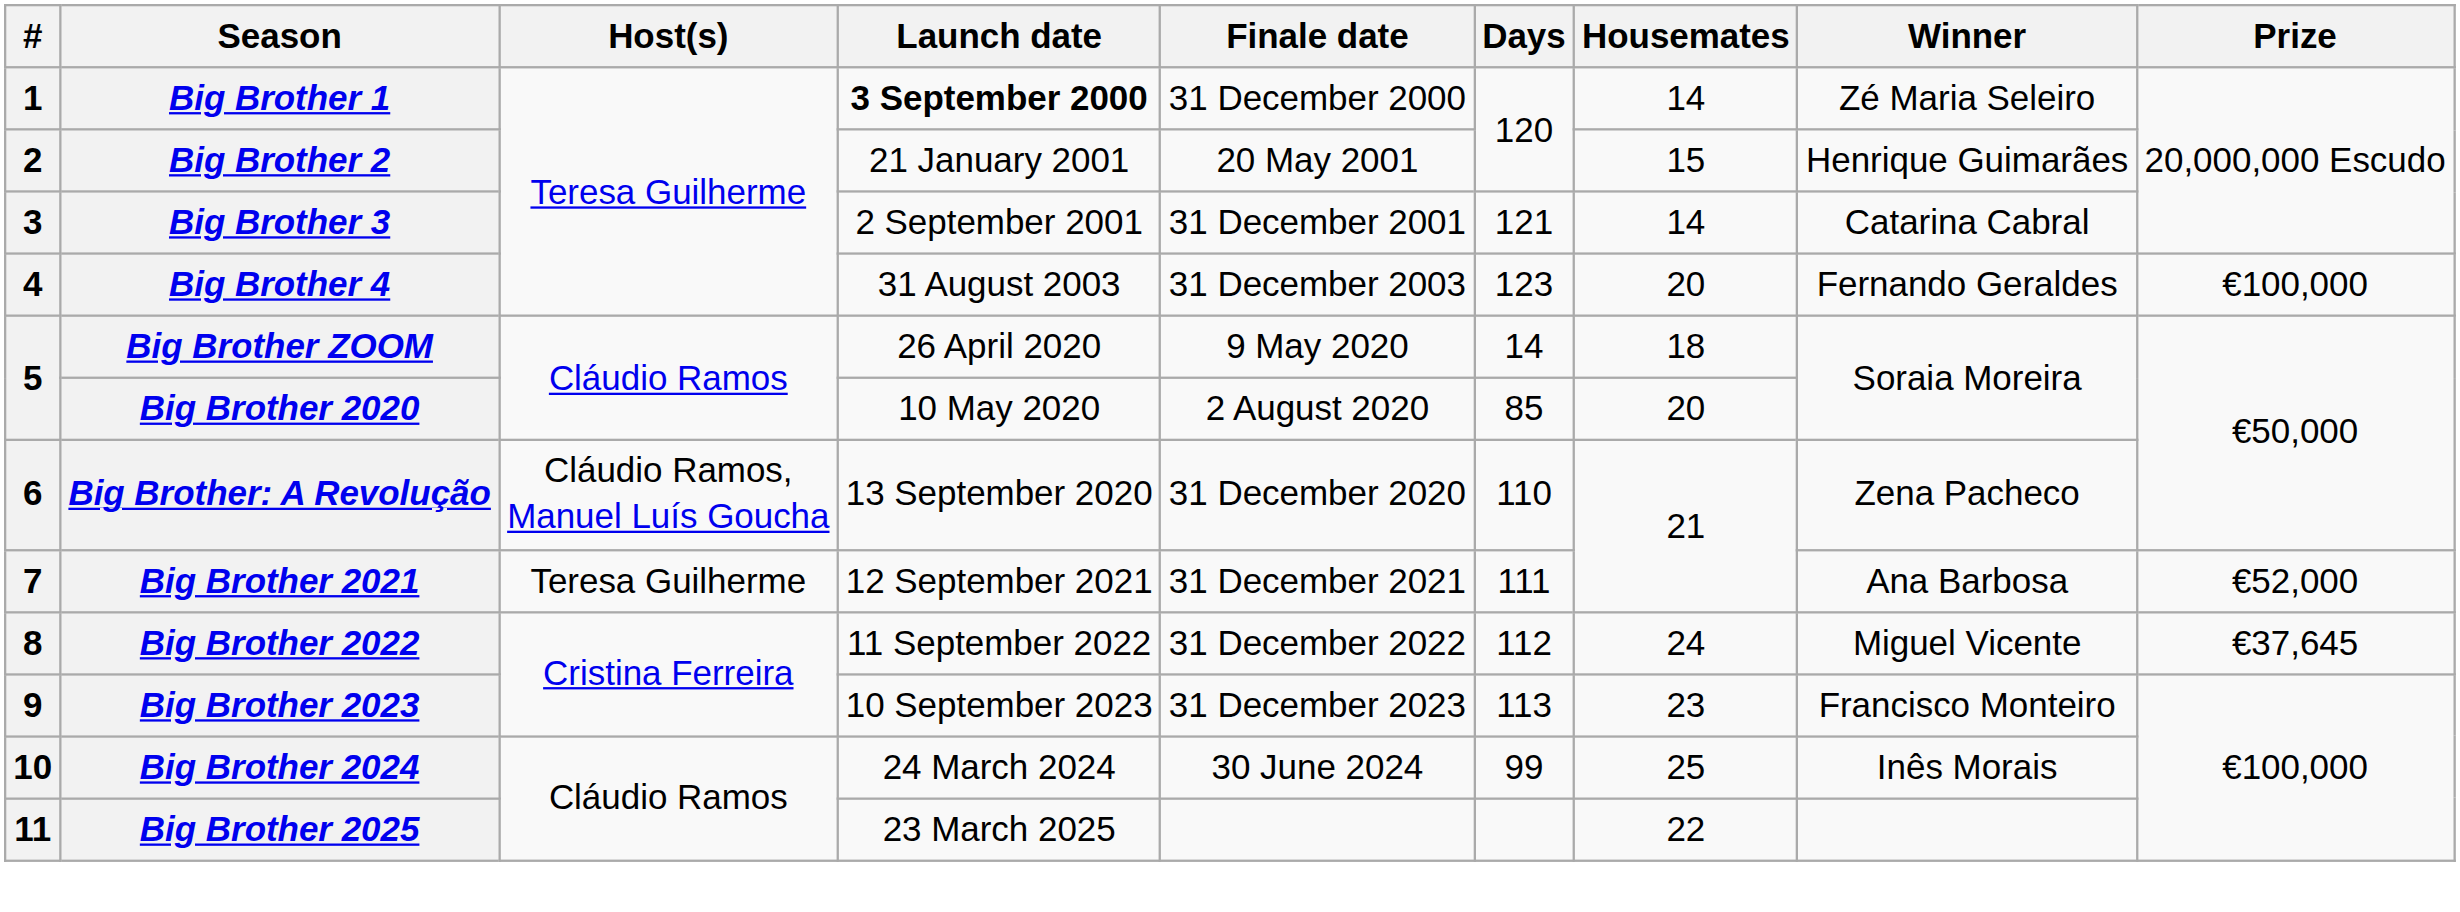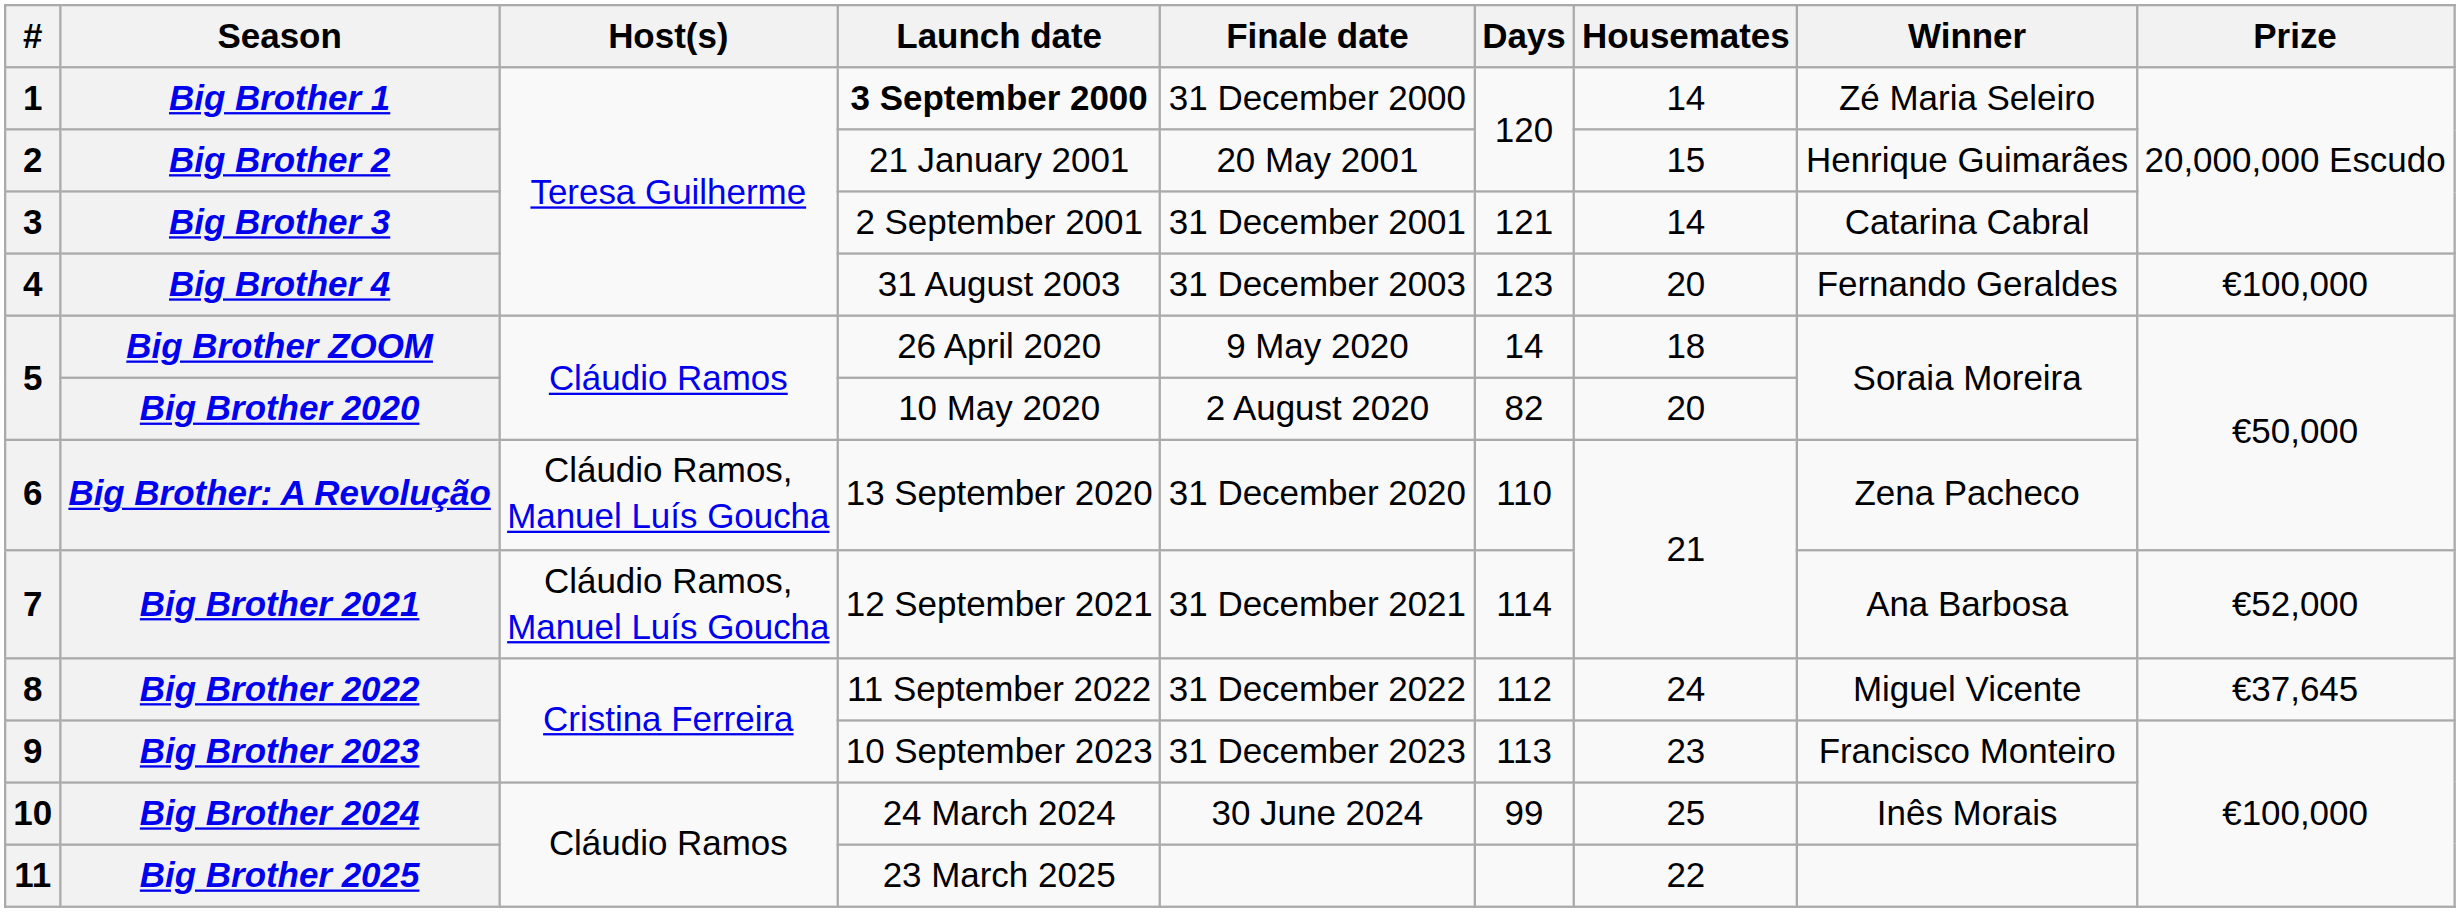(1524, 409) 85 -> (1524, 409) 82
(668, 579) Teresa Guilherme -> (668, 602) Cláudio Ramos, Manuel Luís Goucha
(1524, 579) 111 -> (1524, 602) 114
